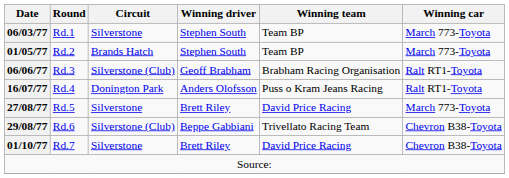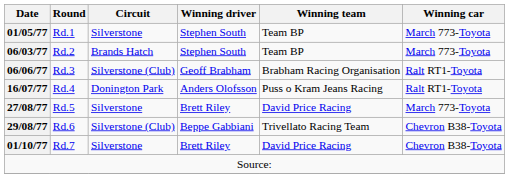(27, 33) 06/03/77 -> (27, 33) 01/05/77
(27, 51) 01/05/77 -> (27, 51) 06/03/77
